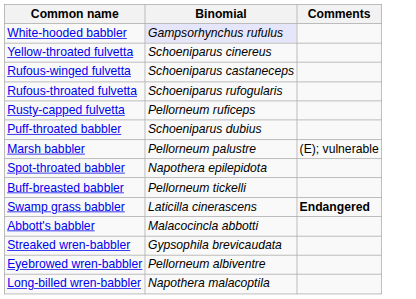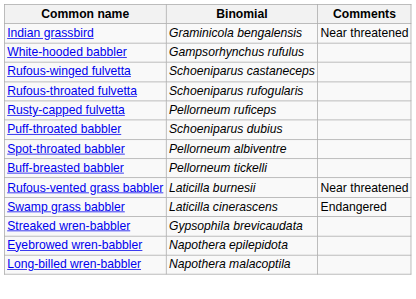+ row: (50, 33)
(216, 33) lavender background -> (237, 52) no background
- row: (70, 52)
- row: (46, 149)
(207, 168) Napothera epilepidota -> (228, 149) Pellorneum albiventre
+ row: (85, 187)
(335, 206) bold -> (354, 206) normal
- row: (51, 226)
(207, 264) Pellorneum albiventre -> (228, 245) Napothera epilepidota
